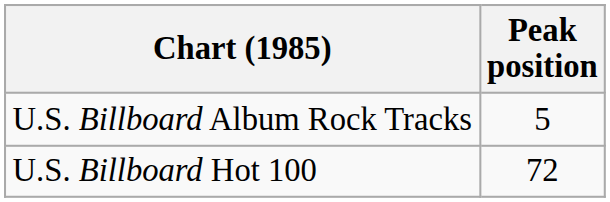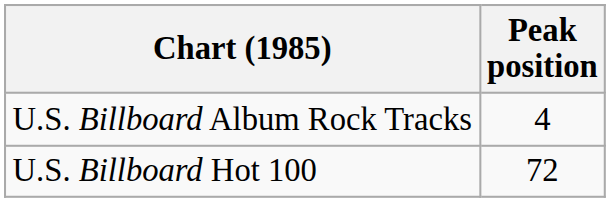(542, 118) 5 -> (542, 118) 4
